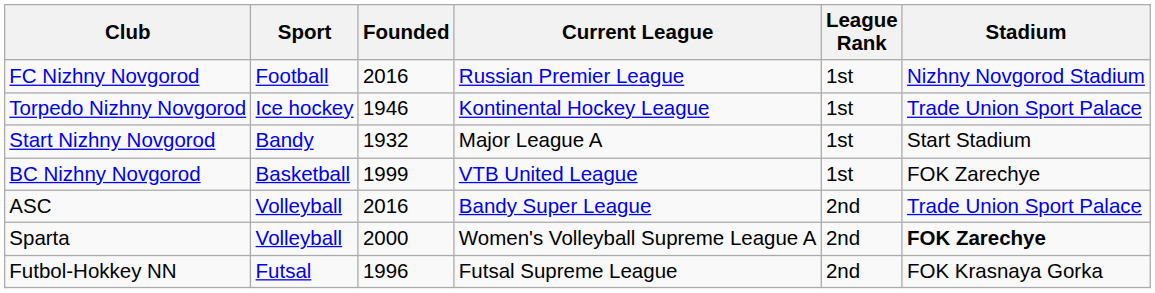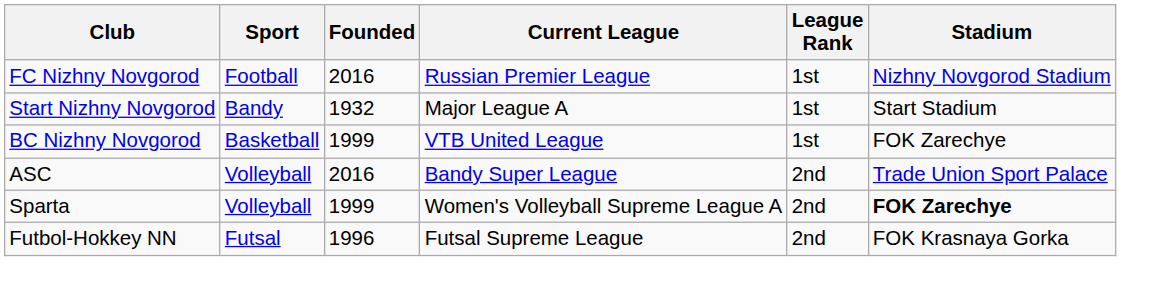- row: (128, 108)
(386, 238) 2000 -> (352, 206) 1999
